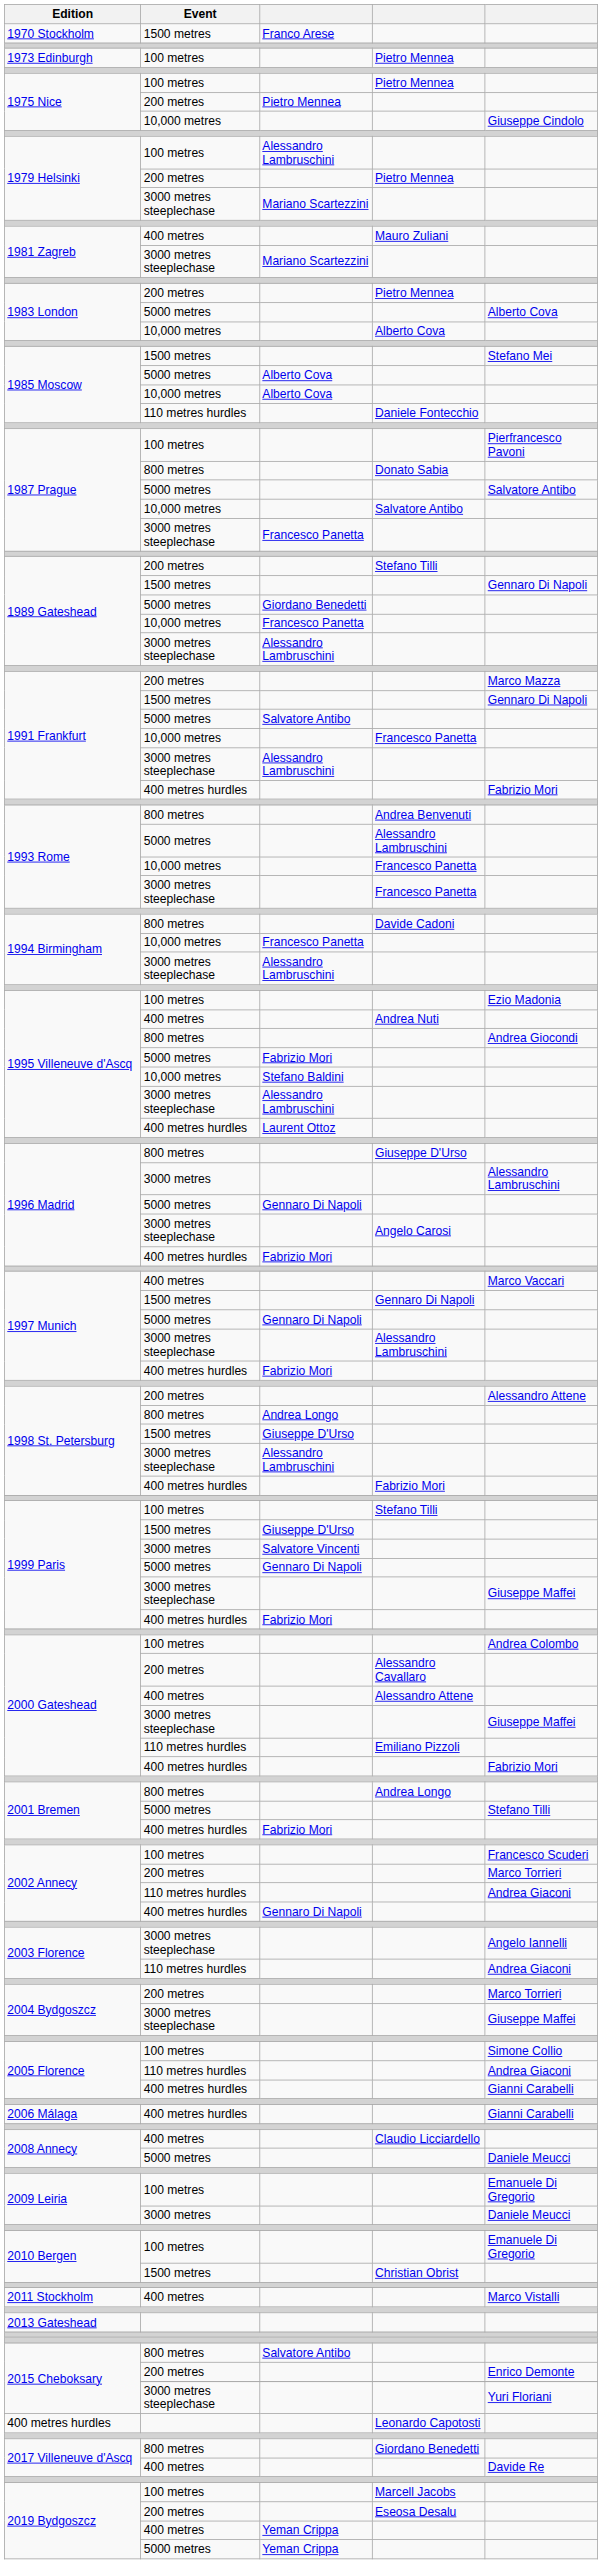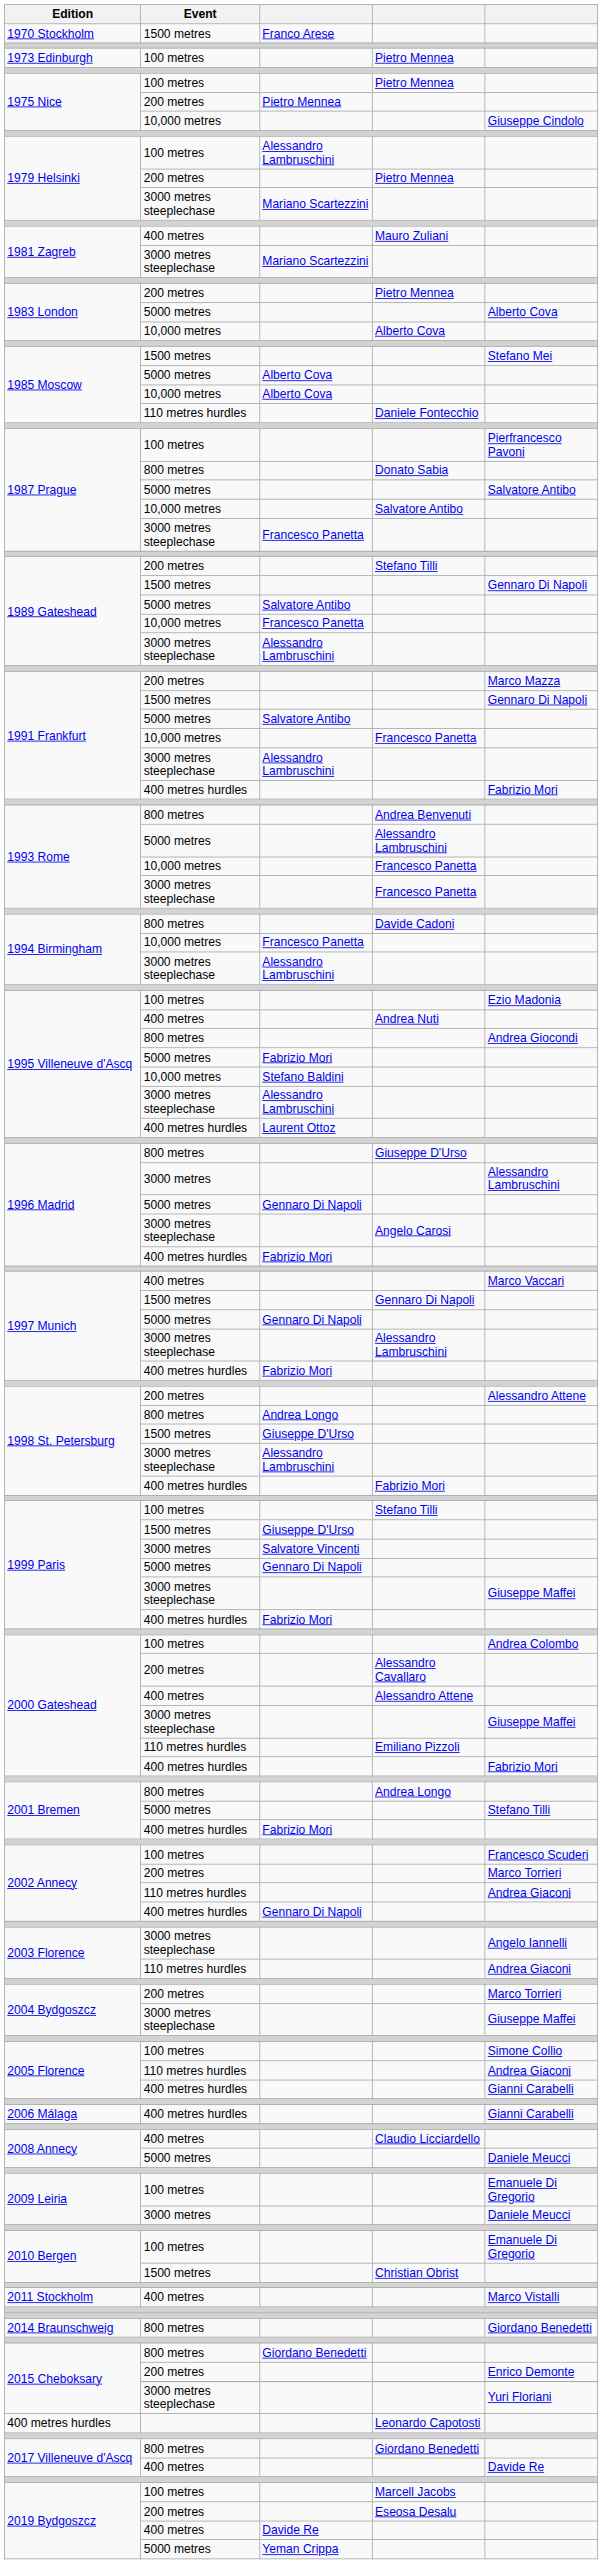(314, 605) Giordano Benedetti -> (306, 605) Salvatore Antibo
- row: (52, 2322)
+ row: (60, 2328)
(306, 2353) Salvatore Antibo -> (314, 2353) Giordano Benedetti
(300, 2531) Yeman Crippa -> (291, 2531) Davide Re
